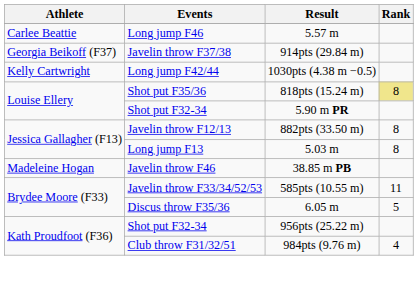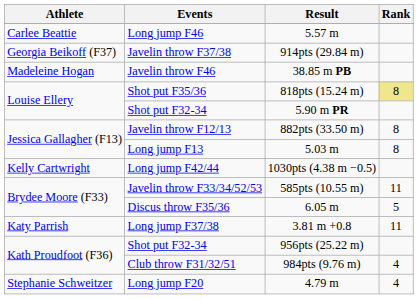rows swapped: (322, 71) <-> (322, 168)
+ row: (322, 226)
+ row: (322, 284)
